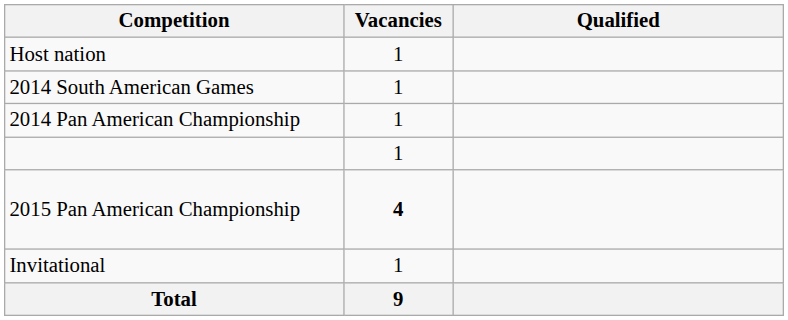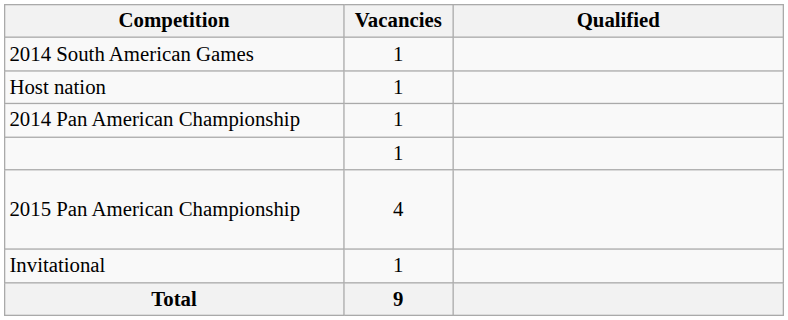rows swapped: (58, 53) <-> (132, 86)
(398, 209) bold -> (398, 209) normal
